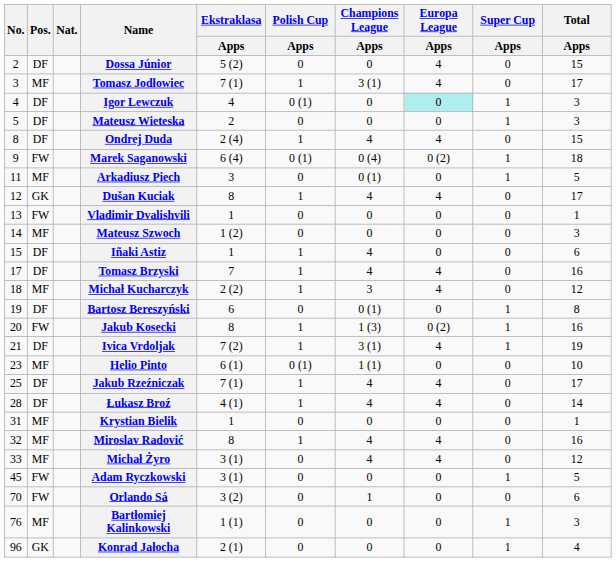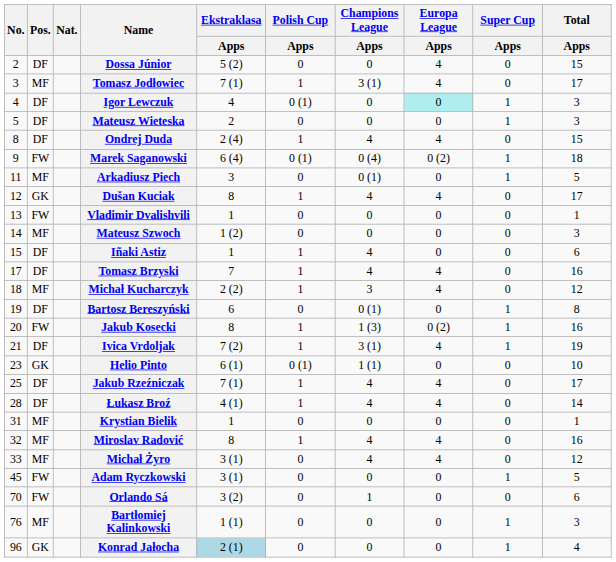(40, 365) MF -> (40, 365) GK
(231, 547) no background -> (231, 547) lightblue background
